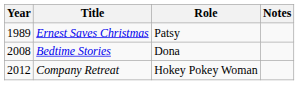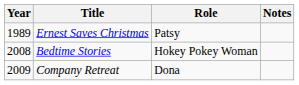(167, 51) Dona -> (206, 51) Hokey Pokey Woman
(19, 70) 2012 -> (19, 70) 2009
(206, 70) Hokey Pokey Woman -> (167, 70) Dona
